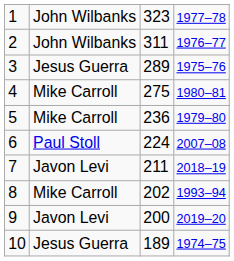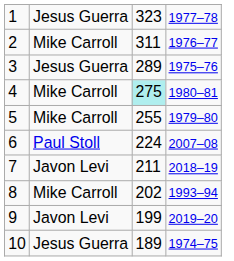(85, 17) John Wilbanks -> (81, 17) Jesus Guerra
(85, 42) John Wilbanks -> (75, 42) Mike Carroll
(157, 92) no background -> (149, 92) paleturquoise background
(157, 117) 236 -> (149, 117) 255
(157, 218) 200 -> (149, 218) 199
